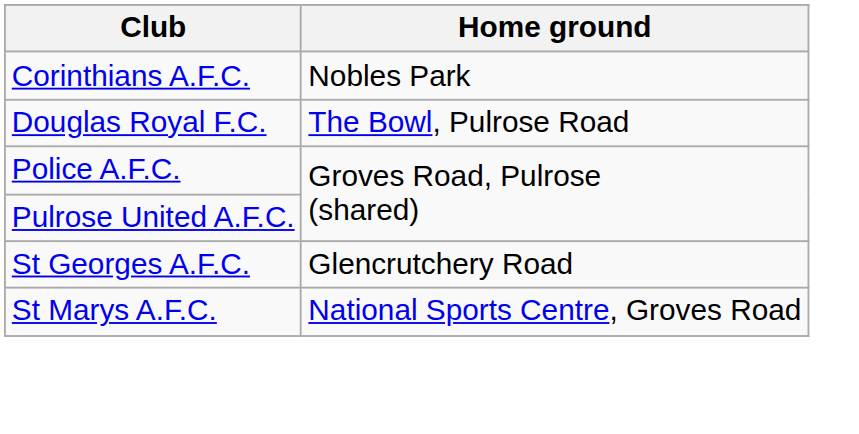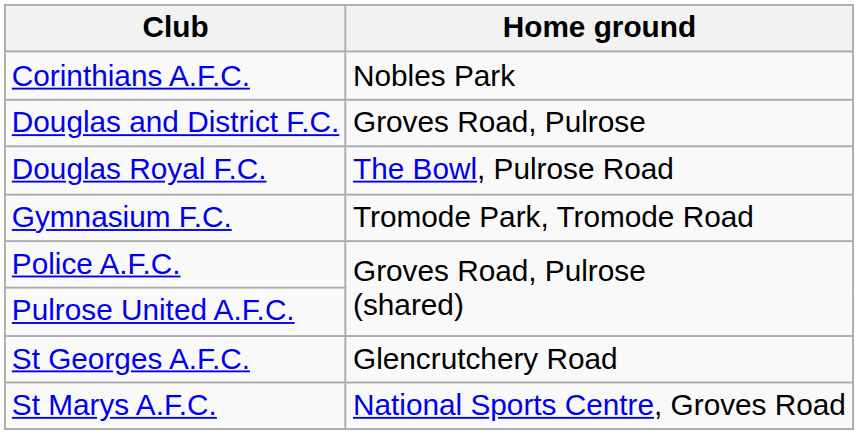+ row: (176, 122)
+ row: (122, 216)
